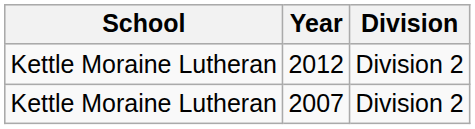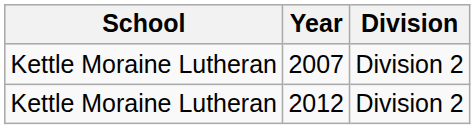rows swapped: (316, 103) <-> (316, 63)
